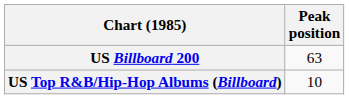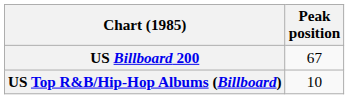(314, 57) 63 -> (314, 57) 67
